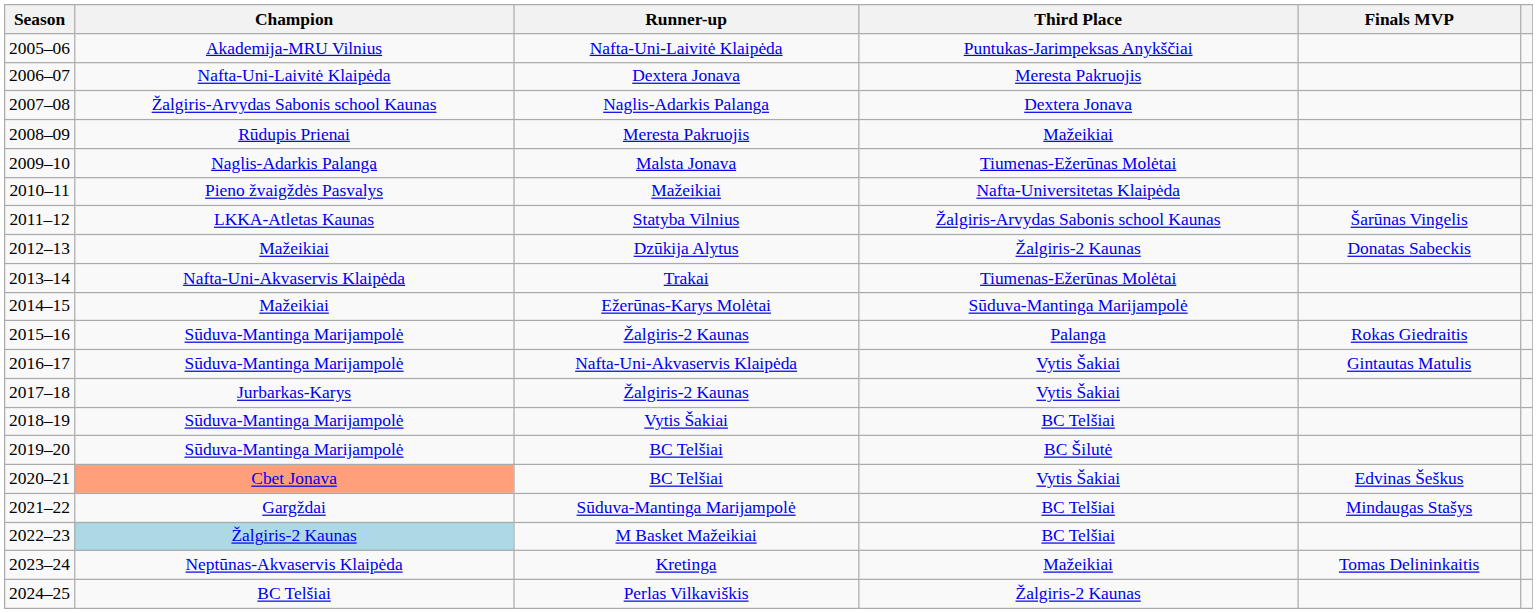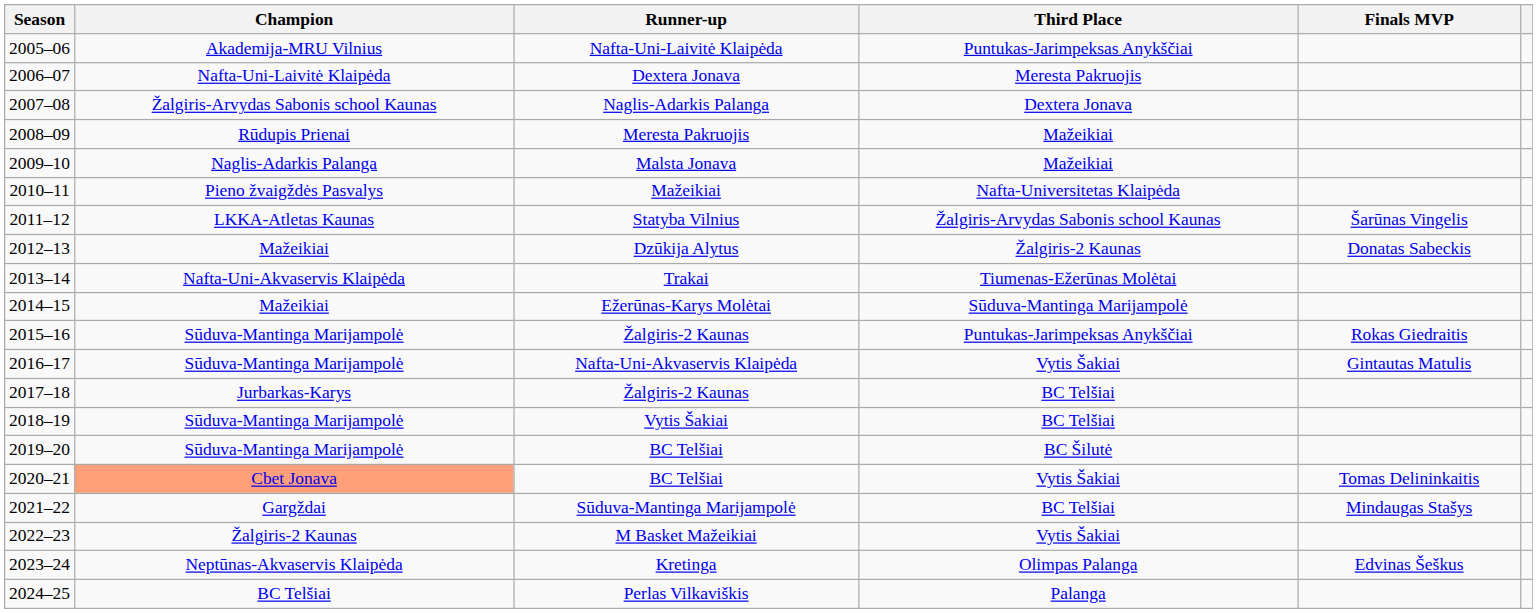(1078, 162) Tiumenas-Ežerūnas Molėtai -> (1078, 162) Mažeikiai
(1078, 335) Palanga -> (1078, 335) Puntukas-Jarimpeksas Anykščiai
(1078, 392) Vytis Šakiai -> (1078, 392) BC Telšiai
(1409, 479) Edvinas Šeškus -> (1409, 479) Tomas Delininkaitis
(294, 536) lightblue background -> (294, 536) no background
(1078, 536) BC Telšiai -> (1078, 536) Vytis Šakiai
(1078, 565) Mažeikiai -> (1078, 565) Olimpas Palanga
(1409, 565) Tomas Delininkaitis -> (1409, 565) Edvinas Šeškus
(1078, 594) Žalgiris-2 Kaunas -> (1078, 594) Palanga
